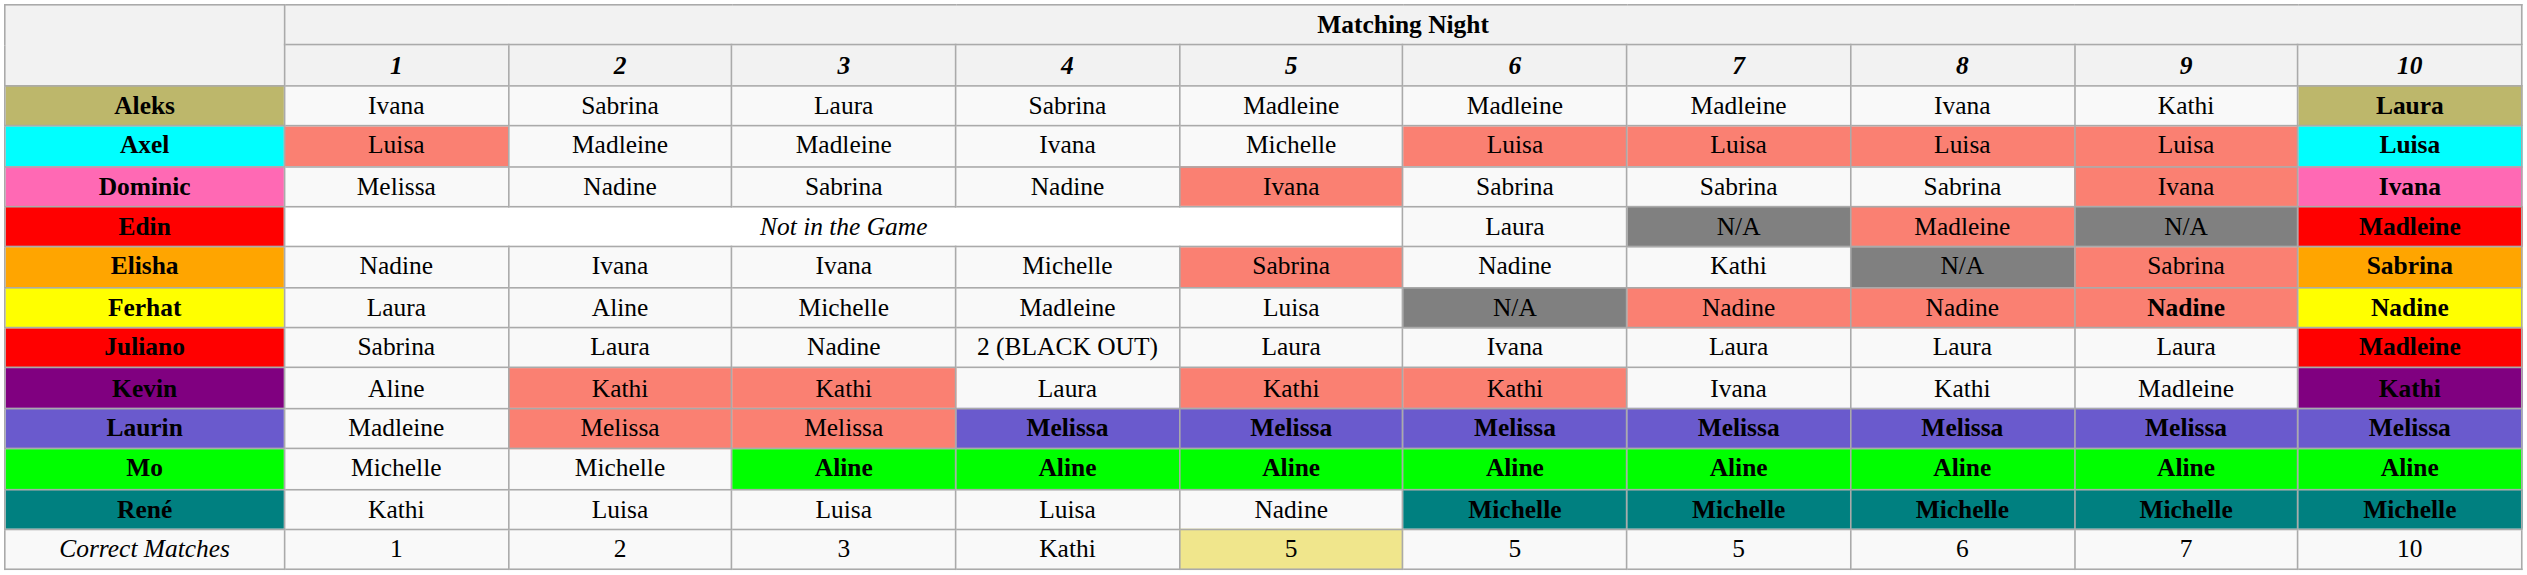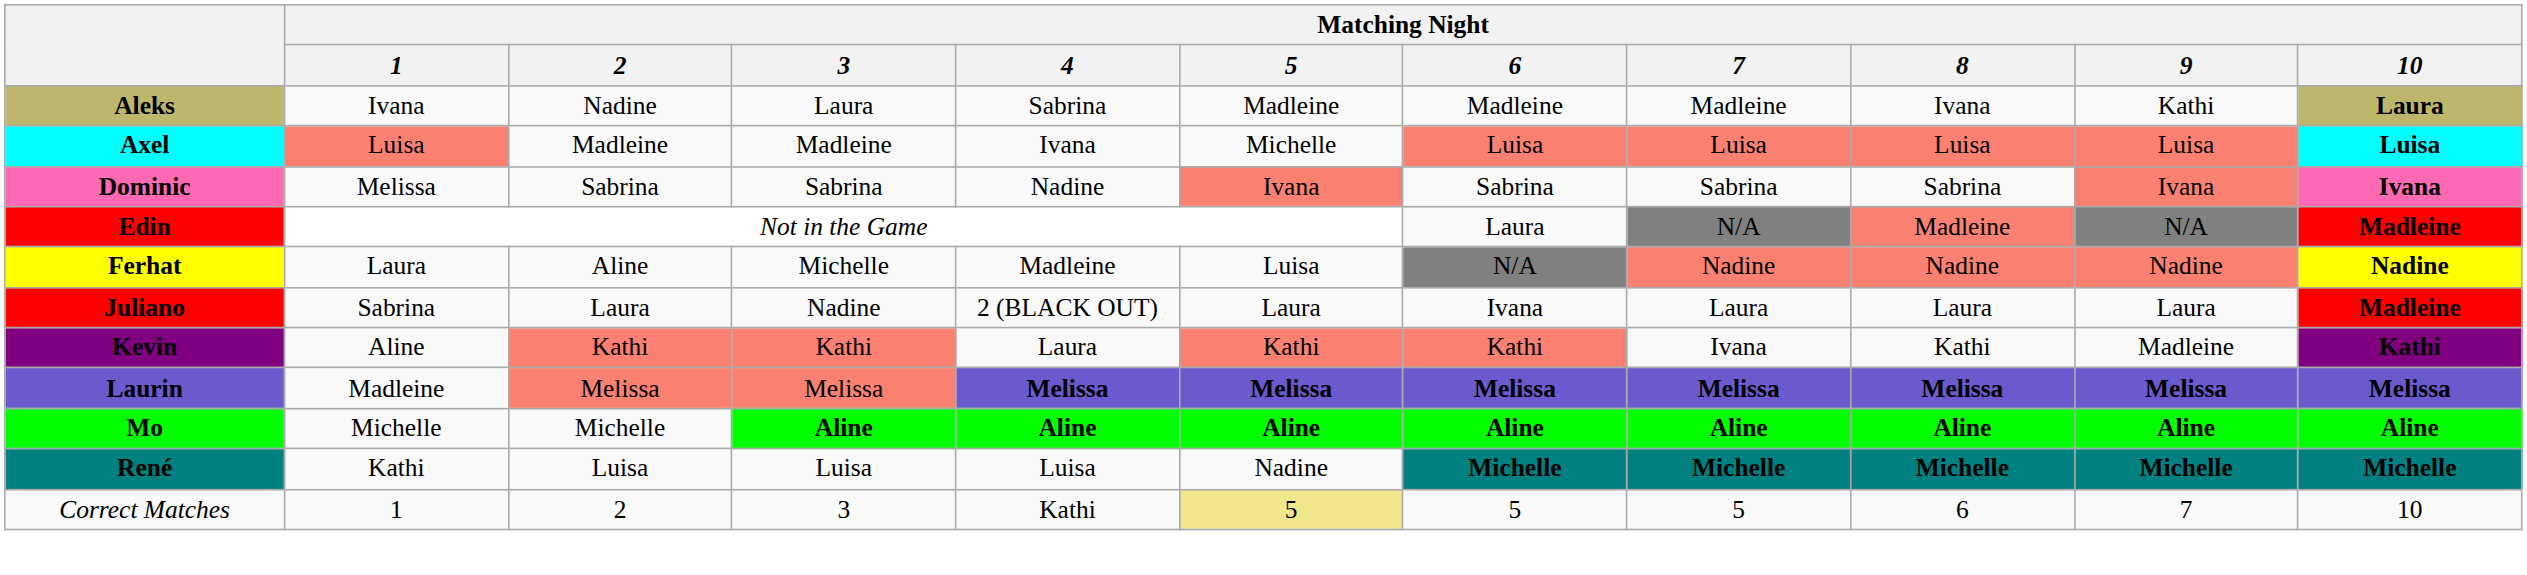(620, 105) Sabrina -> (620, 105) Nadine
(620, 186) Nadine -> (620, 186) Sabrina
- row: (145, 266)
(2186, 307) bold -> (2186, 266) normal
